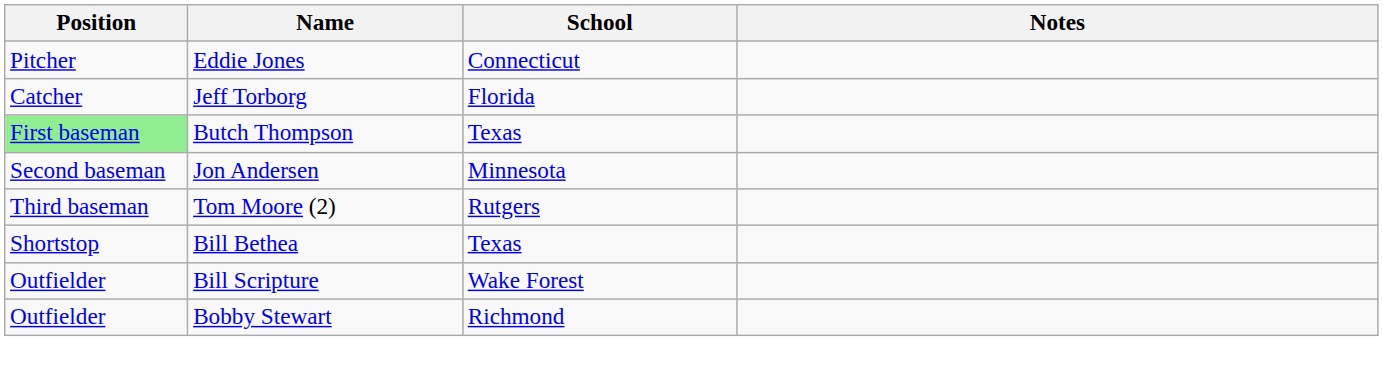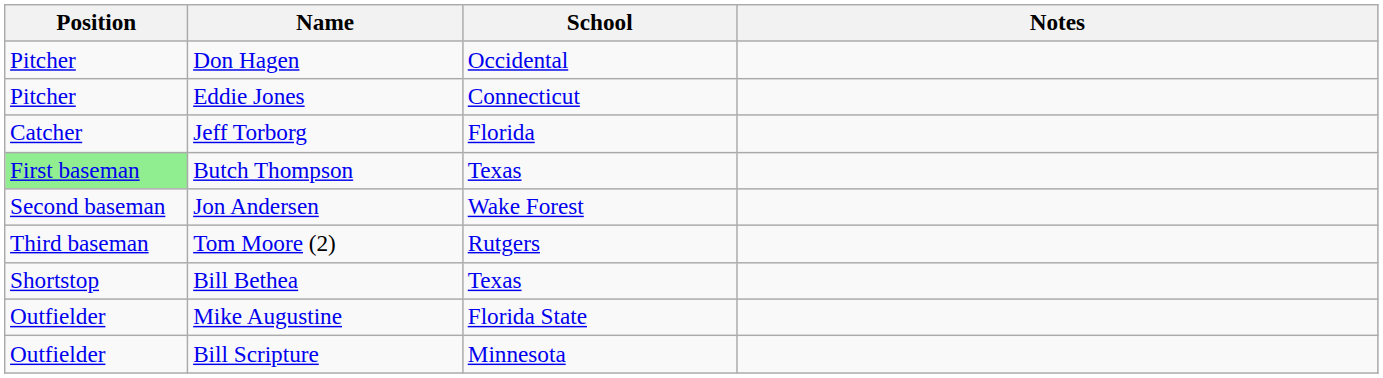+ row: (246, 59)
(517, 170) Minnesota -> (526, 206) Wake Forest
+ row: (268, 317)
(526, 280) Wake Forest -> (517, 354) Minnesota
- row: (262, 317)
